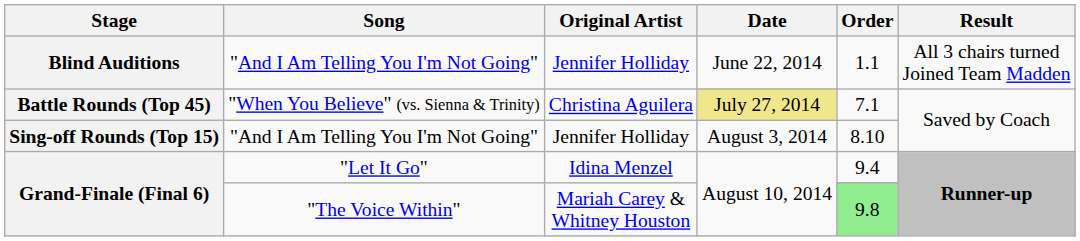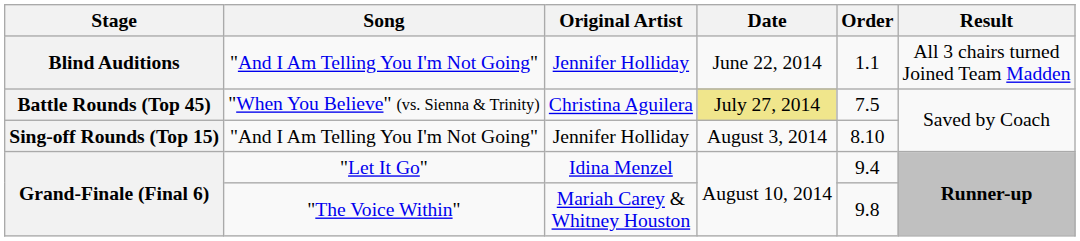(867, 105) 7.1 -> (867, 105) 7.5
(867, 209) lightgreen background -> (867, 209) no background
